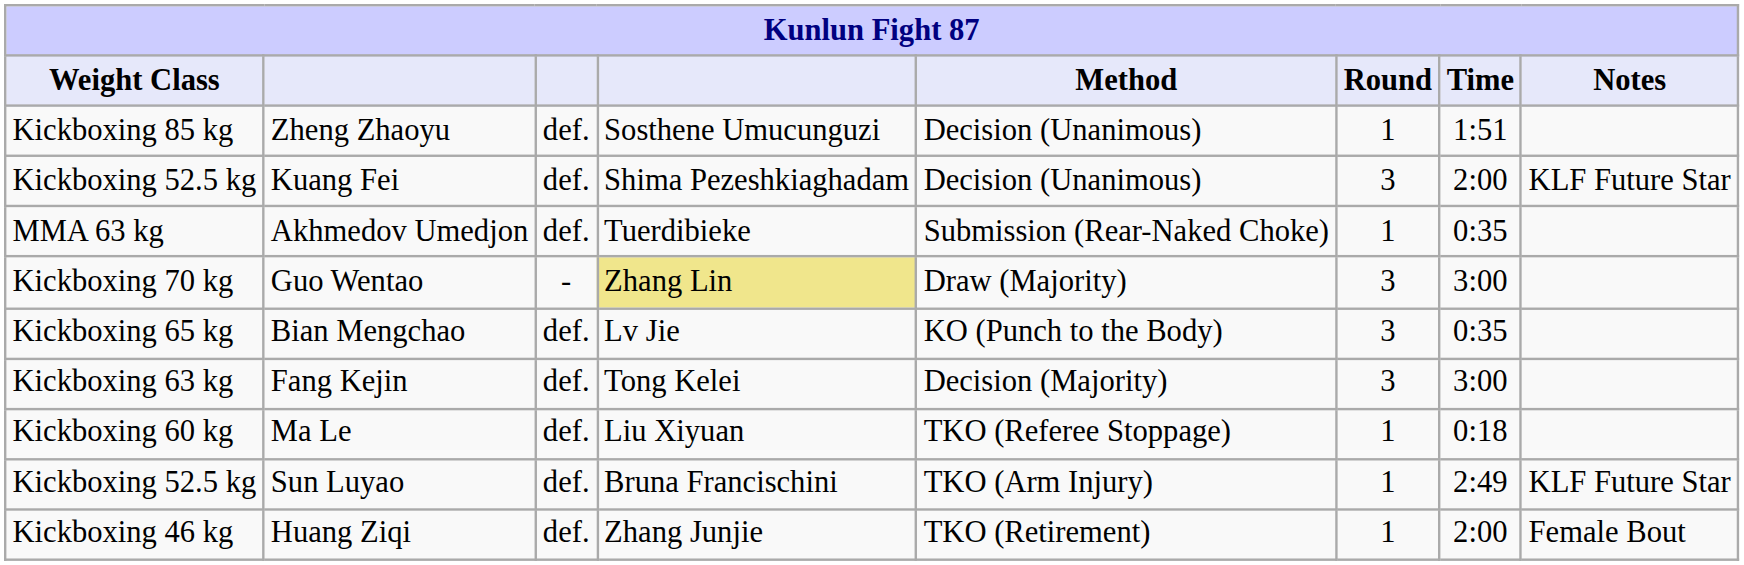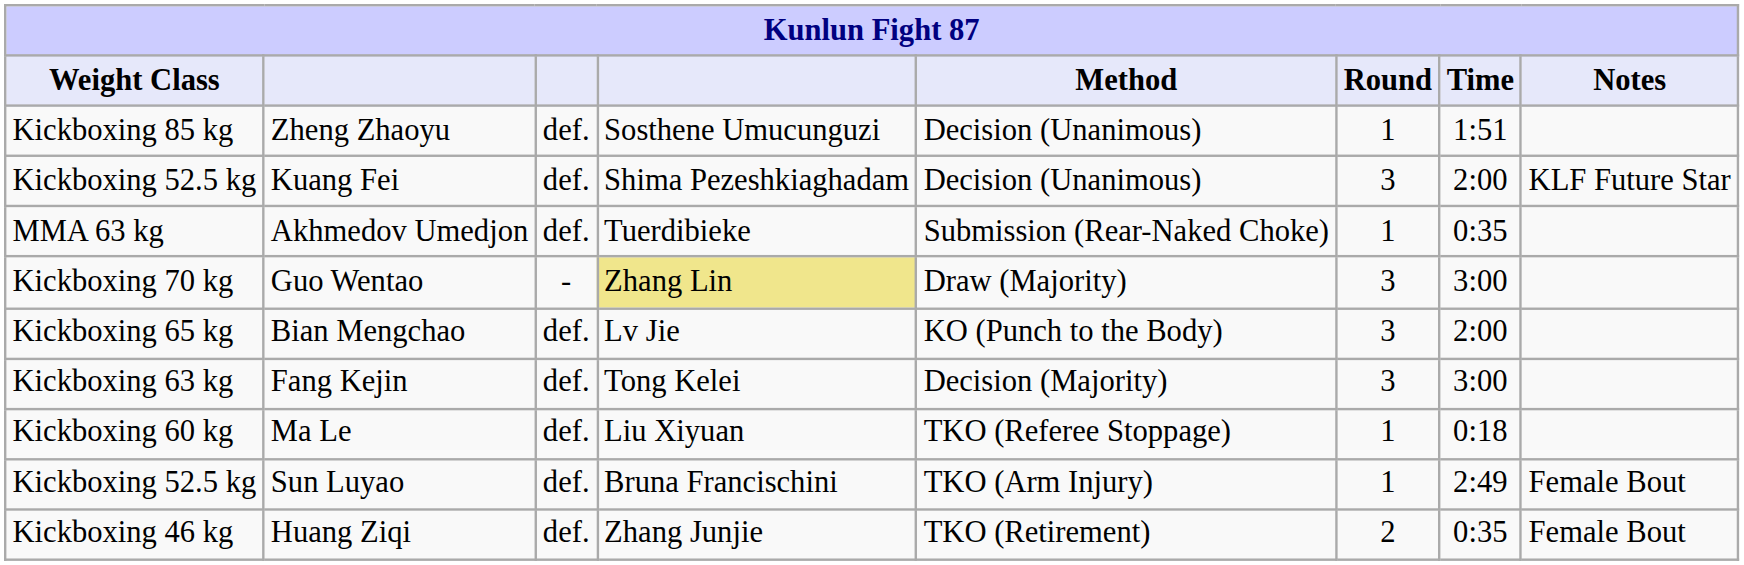(1480, 331) 0:35 -> (1480, 331) 2:00
(1630, 483) KLF Future Star -> (1607, 483) Female Bout
(1388, 533) 1 -> (1388, 533) 2
(1480, 533) 2:00 -> (1480, 533) 0:35
